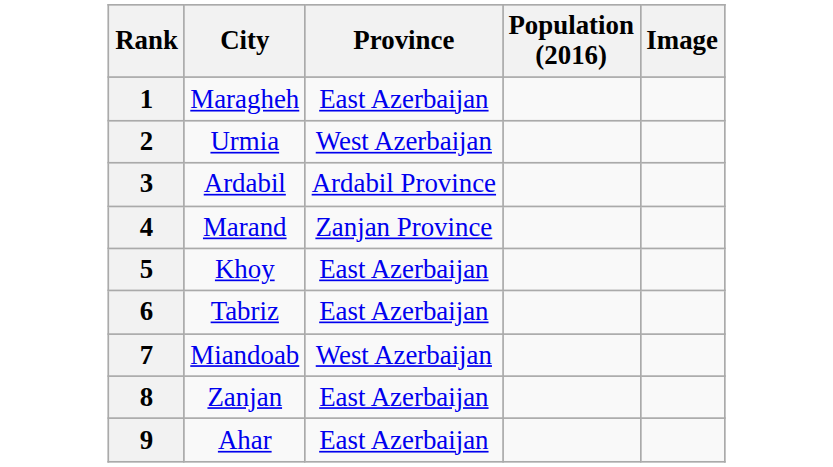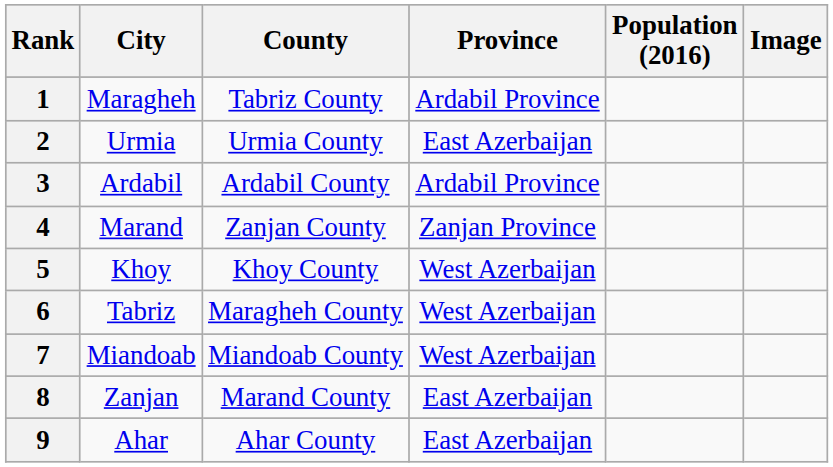+ column: (305, 40)
(404, 98) East Azerbaijan -> (507, 98) Ardabil Province
(404, 141) West Azerbaijan -> (507, 141) East Azerbaijan
(404, 269) East Azerbaijan -> (507, 269) West Azerbaijan
(404, 311) East Azerbaijan -> (507, 311) West Azerbaijan
